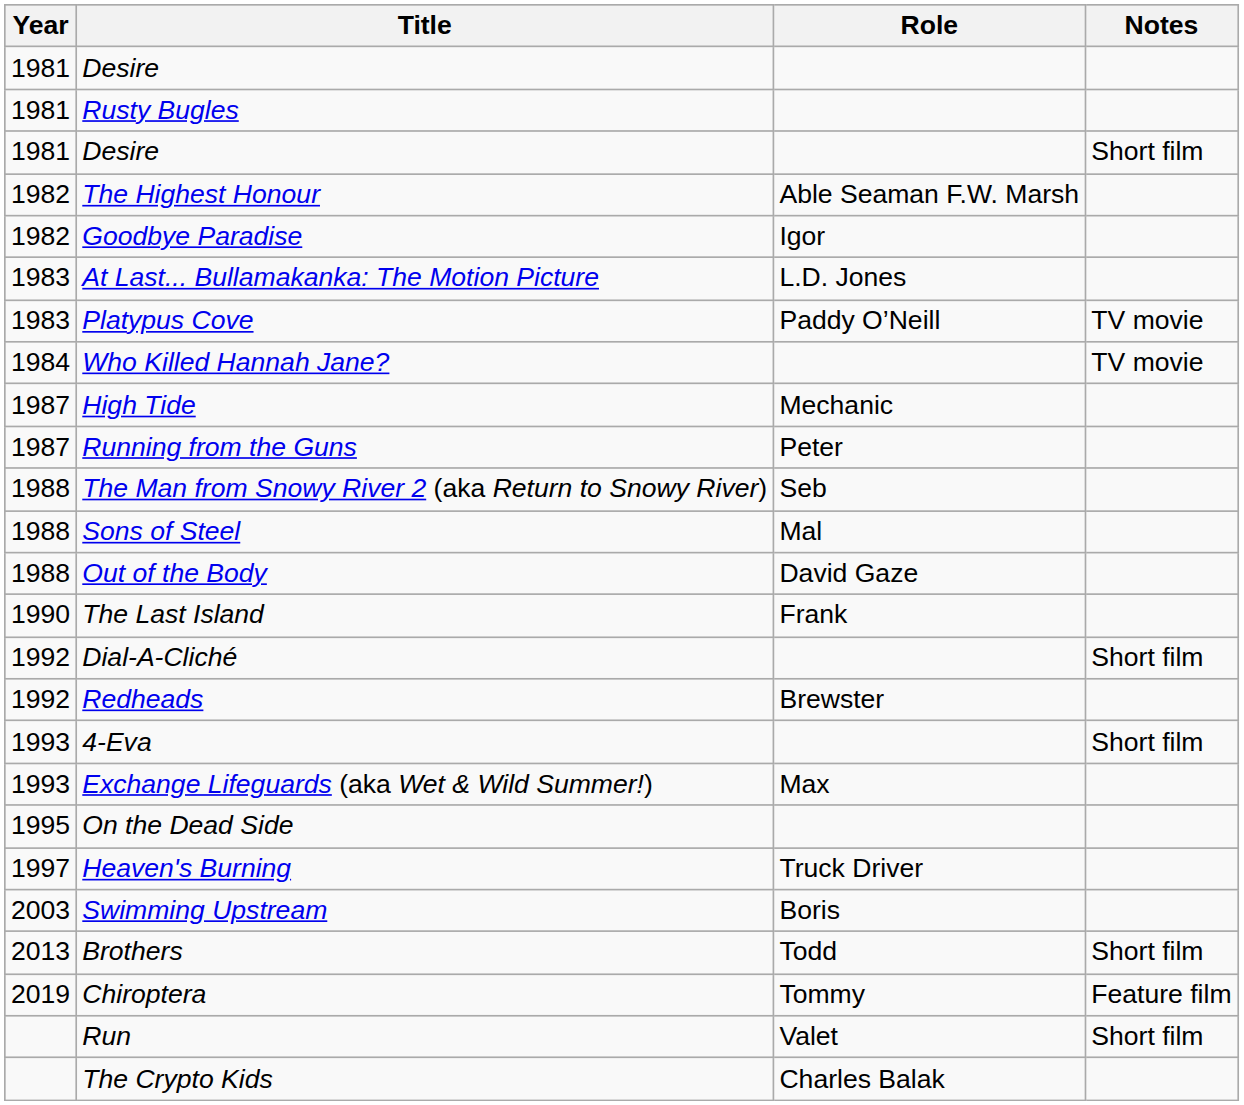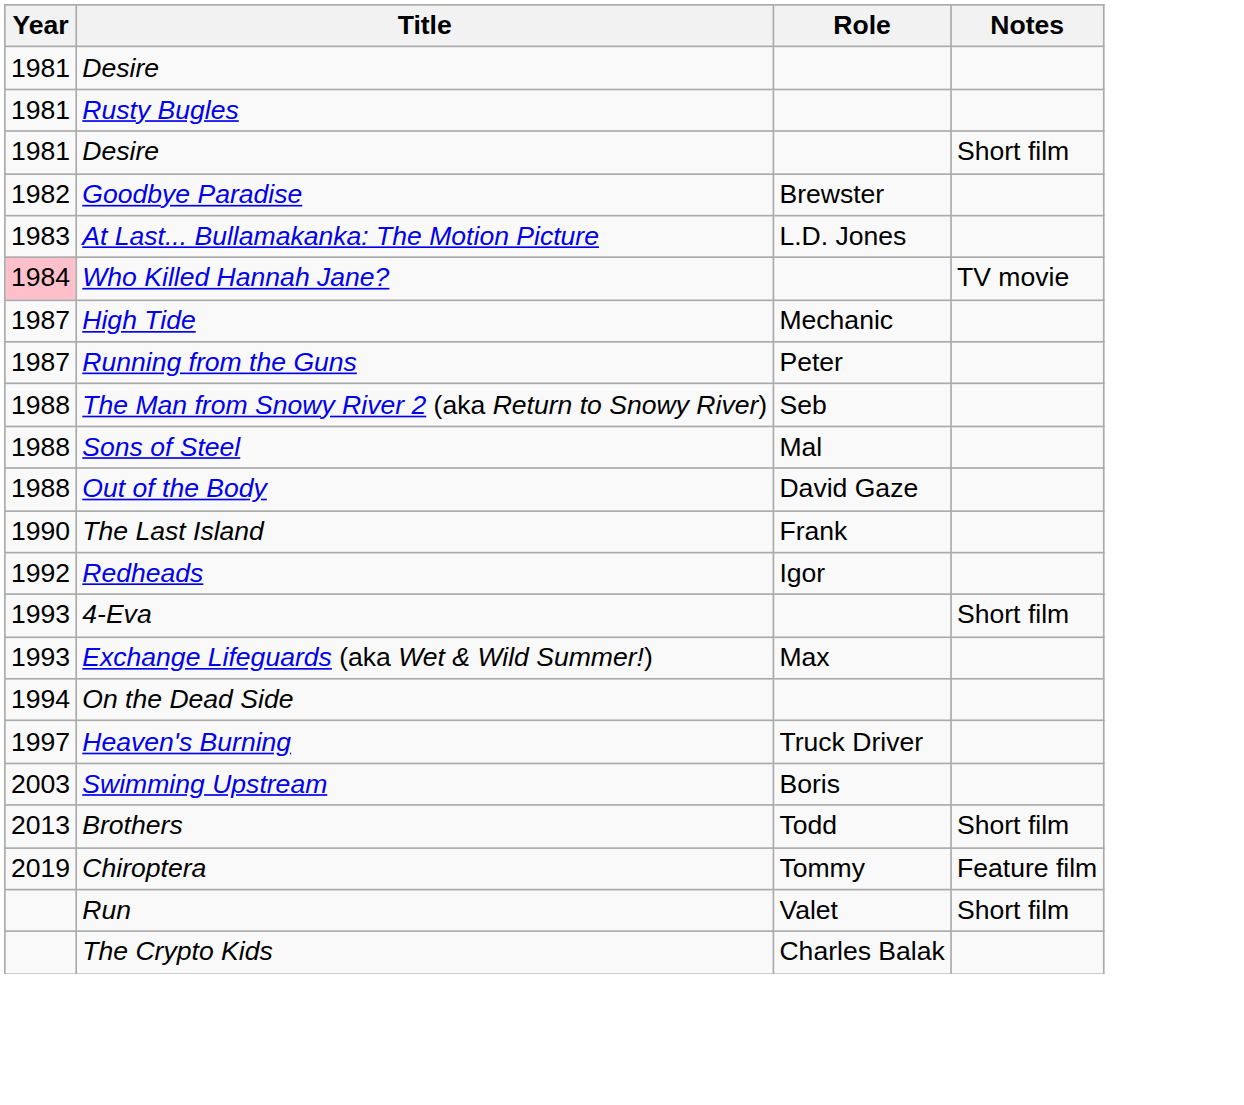- row: (201, 194)
(802, 236) Igor -> (832, 194) Brewster
- row: (168, 320)
(40, 362) no background -> (40, 278) pink background
- row: (160, 657)
(832, 699) Brewster -> (802, 573) Igor
(40, 825) 1995 -> (40, 699) 1994
